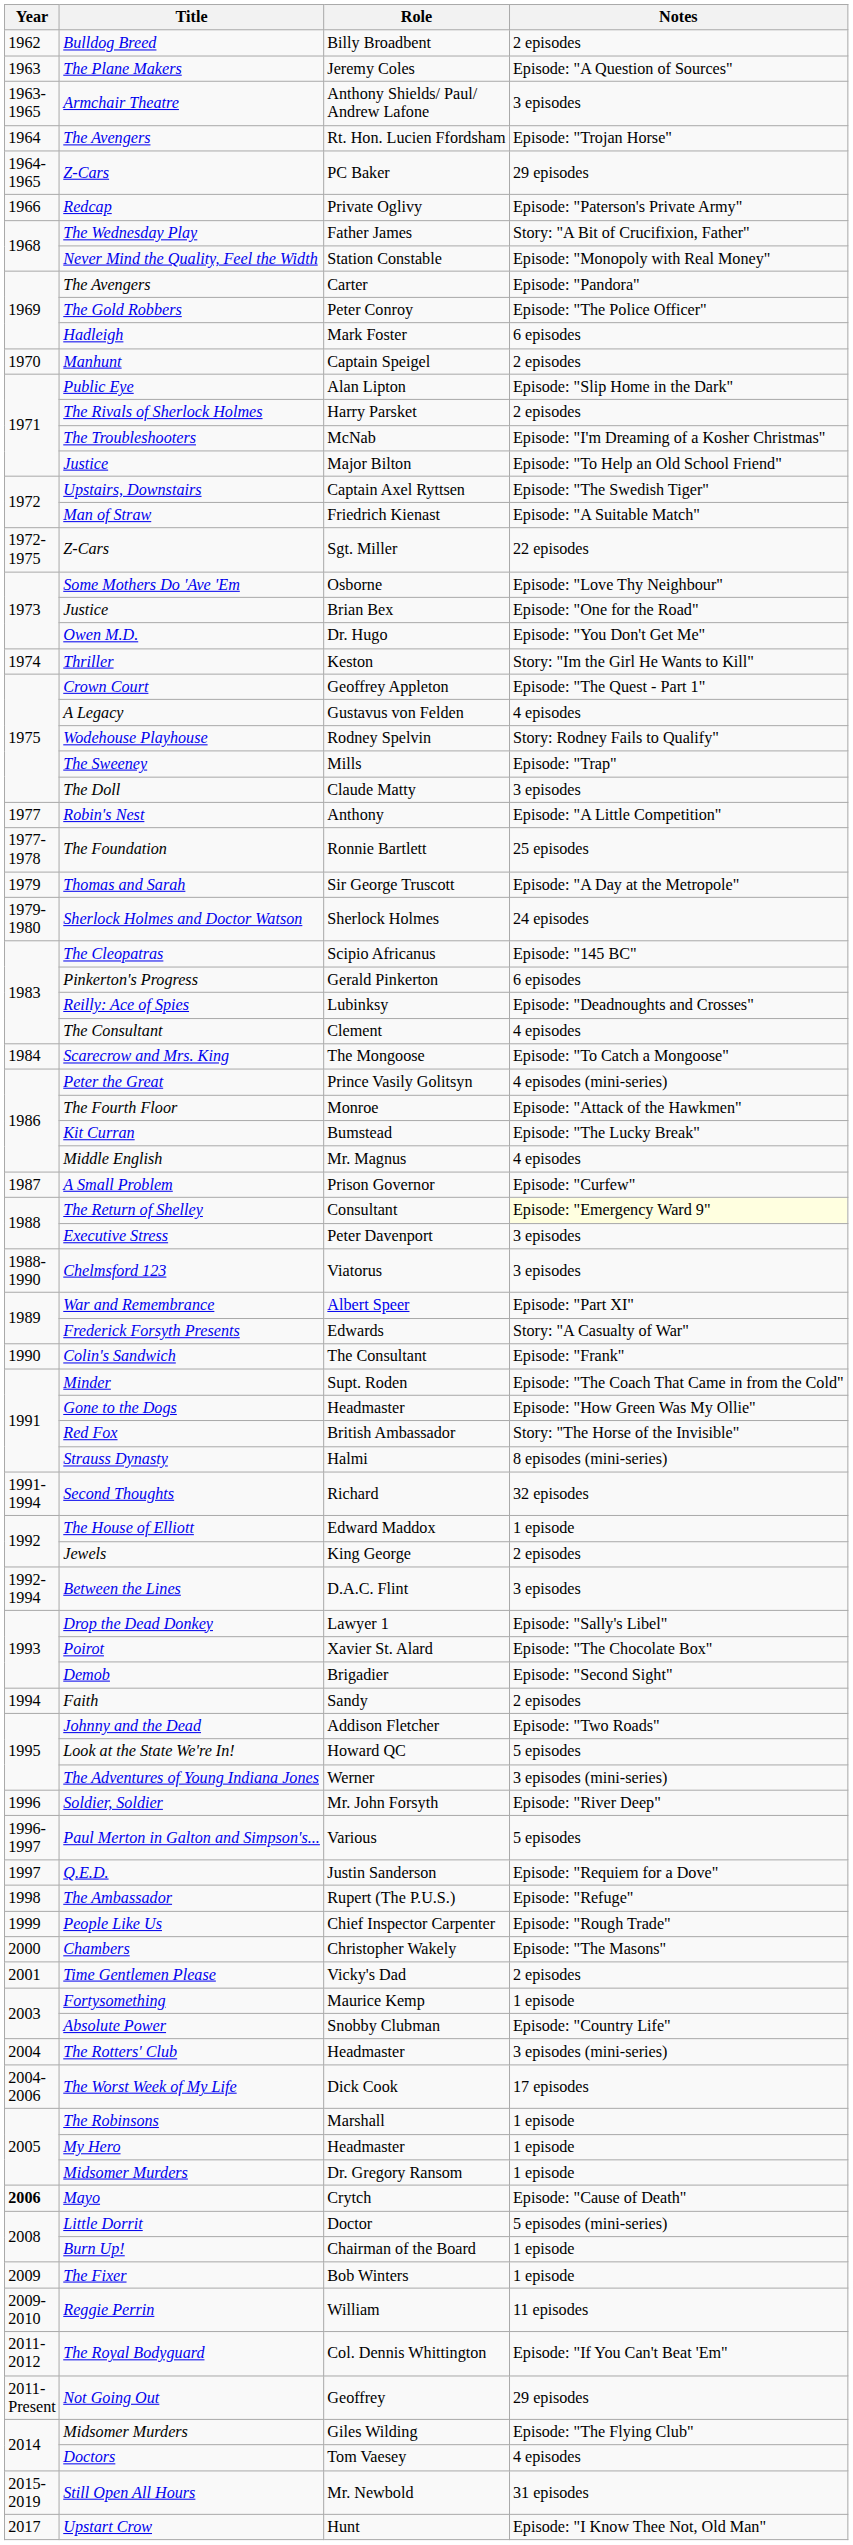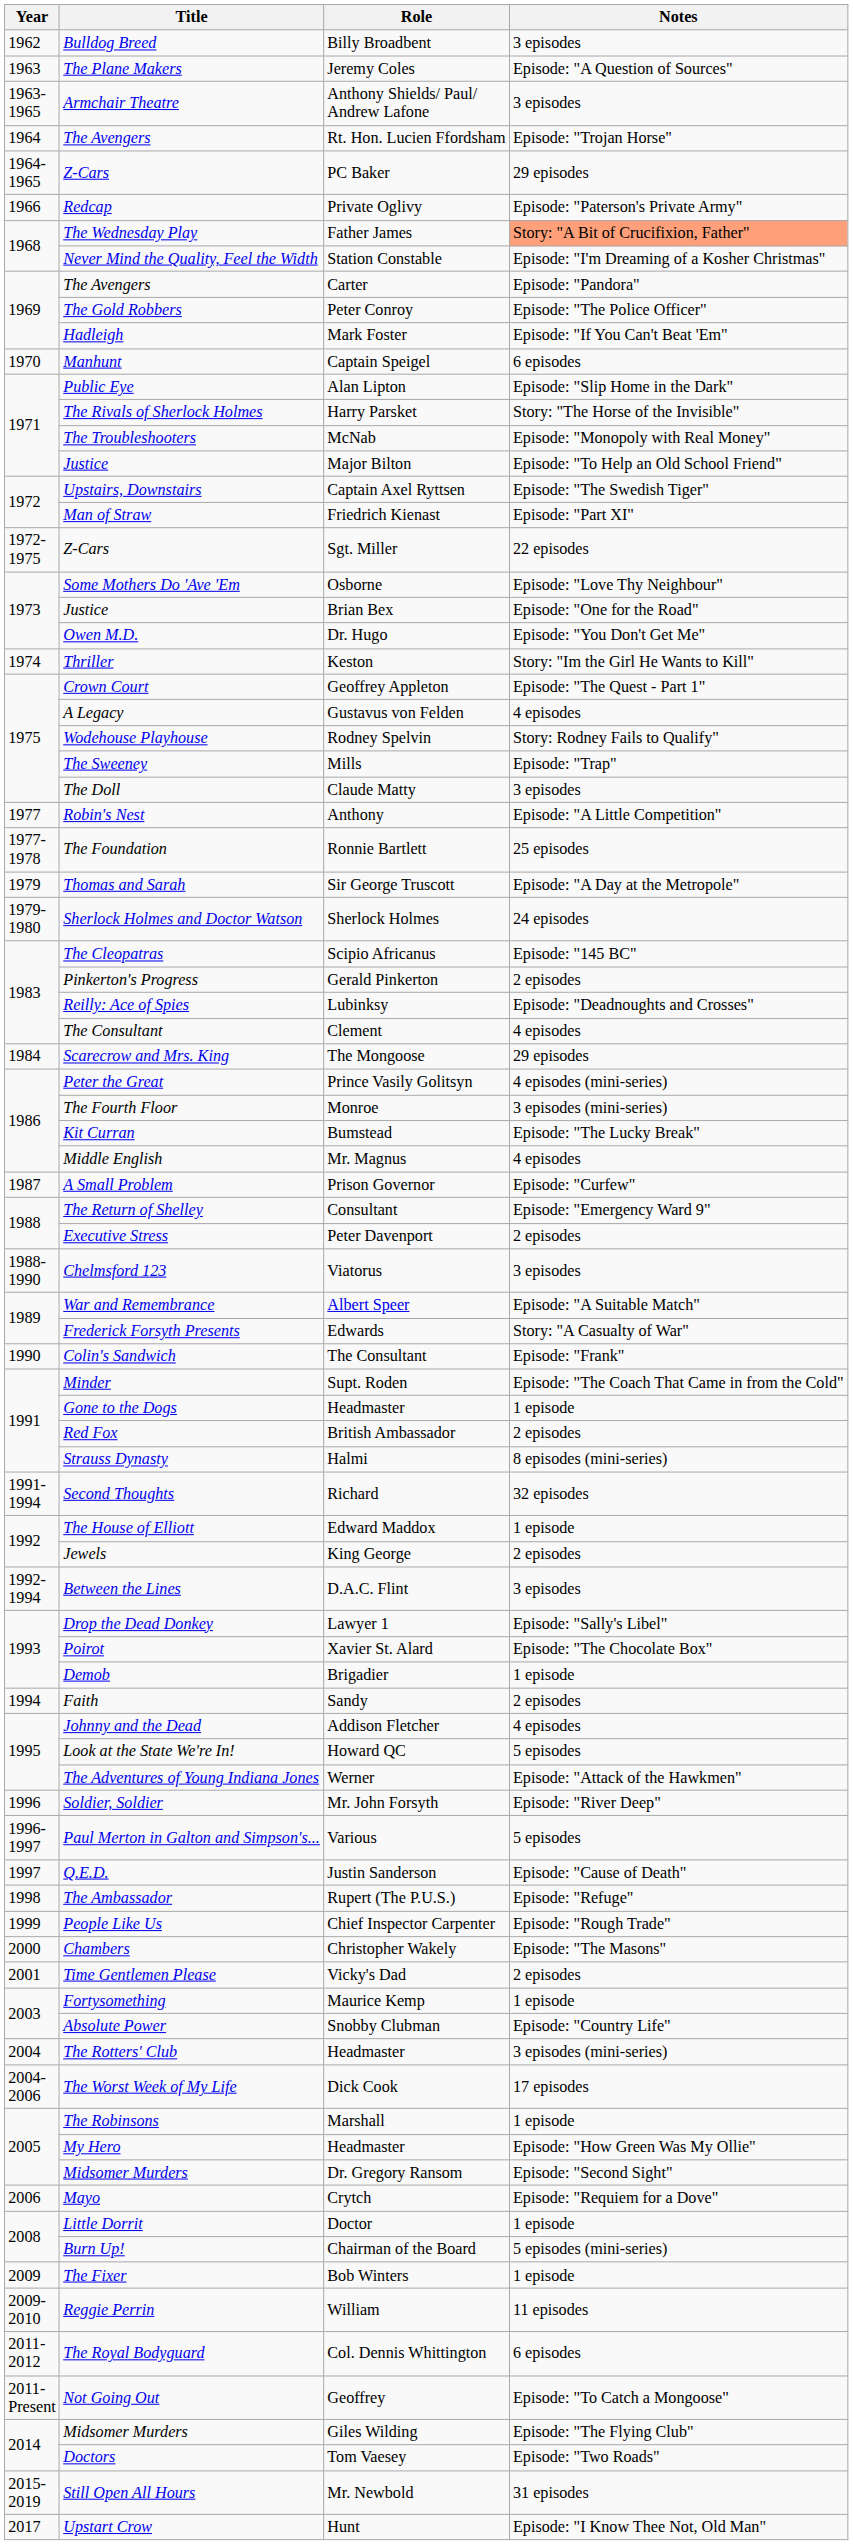(547, 42) 2 episodes -> (547, 42) 3 episodes
(631, 233) no background -> (631, 233) lightsalmon background
(642, 258) Episode: "Monopoly with Real Money" -> (669, 258) Episode: "I'm Dreaming of a Kosher Christmas"
(547, 335) 6 episodes -> (620, 335) Episode: "If You Can't Beat 'Em"
(547, 361) 2 episodes -> (547, 361) 6 episodes
(547, 412) 2 episodes -> (626, 412) Story: "The Horse of the Invisible"
(669, 438) Episode: "I'm Dreaming of a Kosher Christmas" -> (642, 438) Episode: "Monopoly with Real Money"
(606, 514) Episode: "A Suitable Match" -> (573, 514) Episode: "Part XI"
(547, 979) 6 episodes -> (547, 979) 2 episodes
(621, 1056) Episode: "To Catch a Mongoose" -> (551, 1056) 29 episodes
(627, 1107) Episode: "Attack of the Hawkmen" -> (590, 1107) 3 episodes (mini-series)
(612, 1210) lightyellow background -> (612, 1210) no background
(547, 1235) 3 episodes -> (547, 1235) 2 episodes
(573, 1305) Episode: "Part XI" -> (606, 1305) Episode: "A Suitable Match"
(634, 1407) Episode: "How Green Was My Ollie" -> (544, 1407) 1 episode
(626, 1433) Story: "The Horse of the Invisible" -> (547, 1433) 2 episodes
(593, 1674) Episode: "Second Sight" -> (544, 1674) 1 episode
(586, 1726) Episode: "Two Roads" -> (547, 1726) 4 episodes
(590, 1777) 3 episodes (mini-series) -> (627, 1777) Episode: "Attack of the Hawkmen"
(616, 1872) Episode: "Requiem for a Dove" -> (600, 1872) Episode: "Cause of Death"
(544, 2146) 1 episode -> (634, 2146) Episode: "How Green Was My Ollie"
(544, 2172) 1 episode -> (593, 2172) Episode: "Second Sight"
(24, 2198) bold -> (24, 2198) normal
(600, 2198) Episode: "Cause of Death" -> (616, 2198) Episode: "Requiem for a Dove"
(590, 2223) 5 episodes (mini-series) -> (544, 2223) 1 episode
(544, 2249) 1 episode -> (590, 2249) 5 episodes (mini-series)
(620, 2353) Episode: "If You Can't Beat 'Em" -> (547, 2353) 6 episodes
(551, 2397) 29 episodes -> (621, 2397) Episode: "To Catch a Mongoose"
(547, 2457) 4 episodes -> (586, 2457) Episode: "Two Roads"
